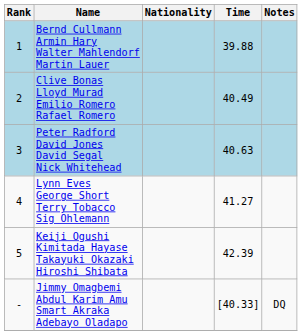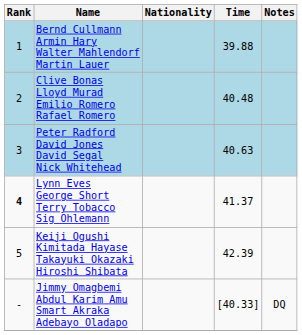(238, 98) 40.49 -> (238, 98) 40.48
(19, 202) normal -> (19, 202) bold
(238, 202) 41.27 -> (238, 202) 41.37
